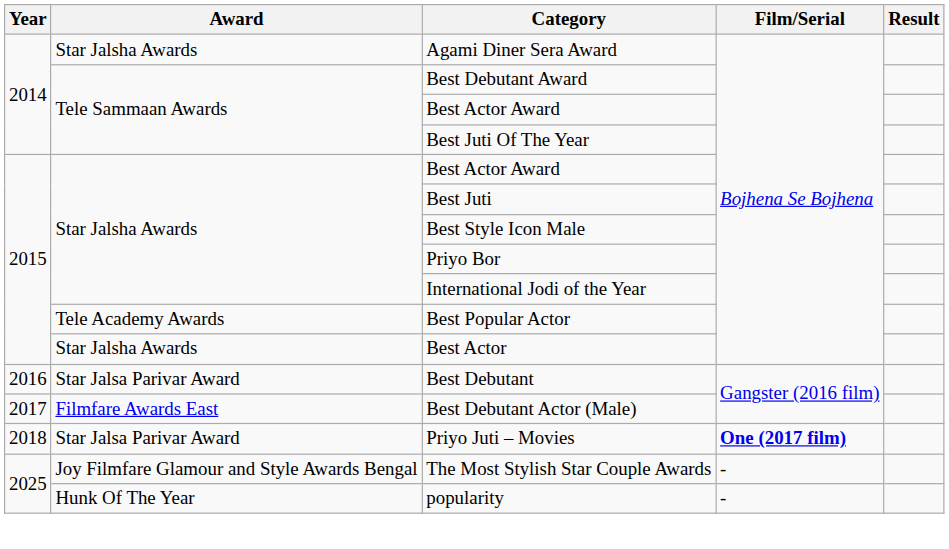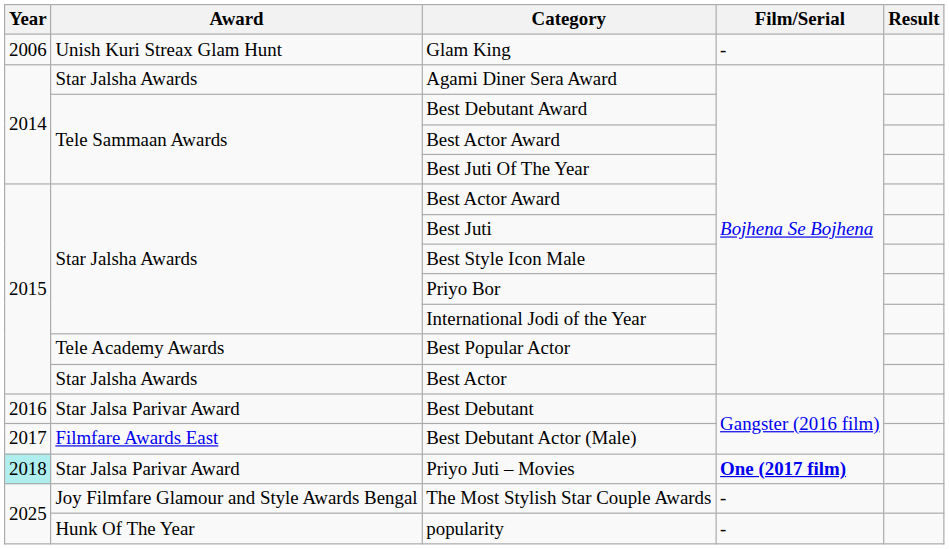+ row: (169, 49)
(28, 438) no background -> (28, 468) paleturquoise background
